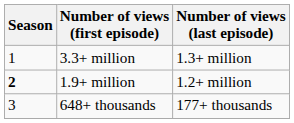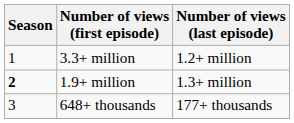(214, 57) 1.3+ million -> (214, 57) 1.2+ million
(214, 81) 1.2+ million -> (214, 81) 1.3+ million
